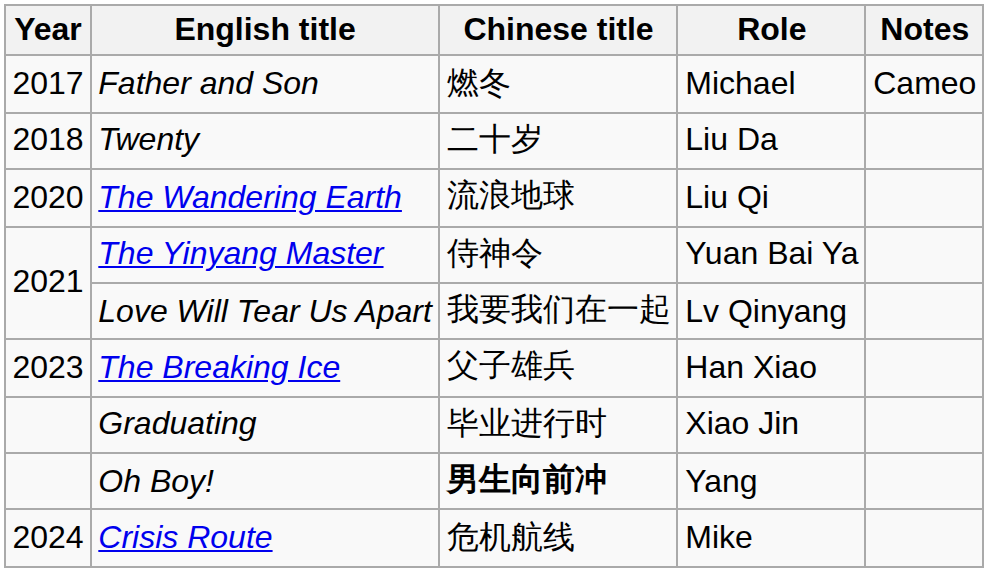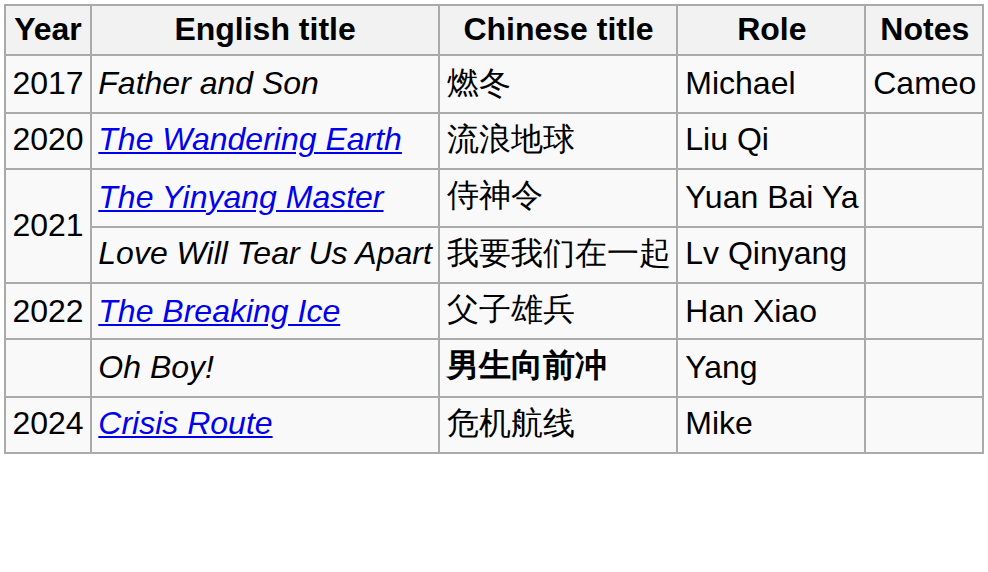- row: (149, 140)
(48, 367) 2023 -> (48, 310) 2022
- row: (177, 424)
